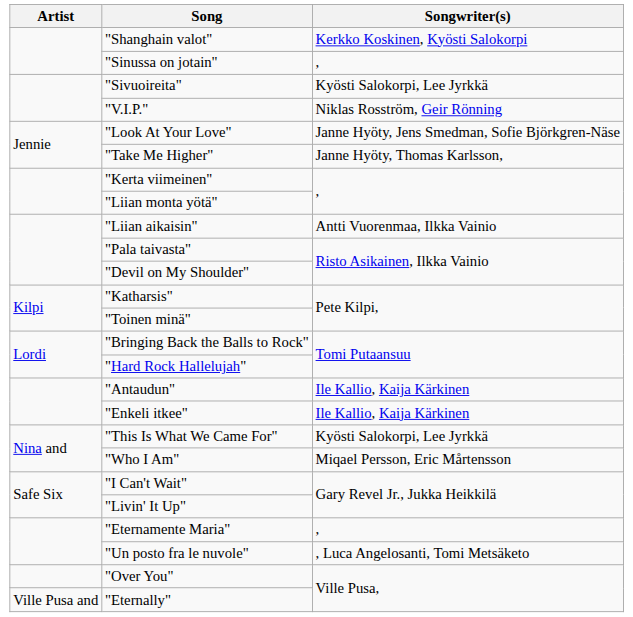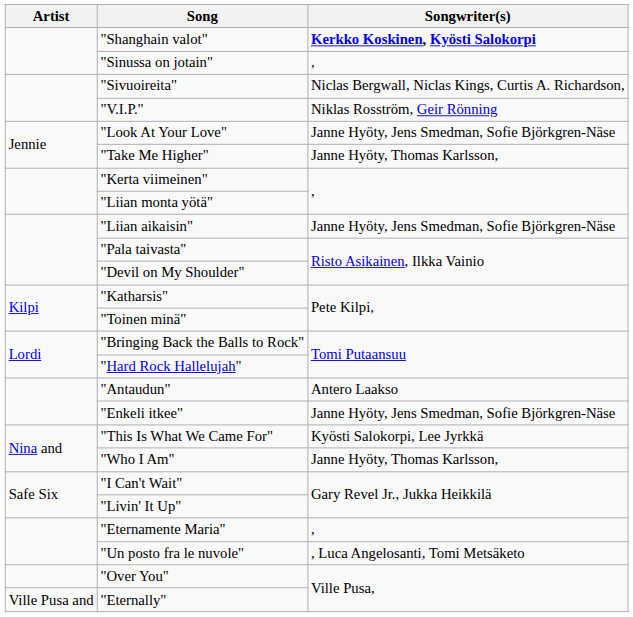(421, 39) normal -> (423, 39) bold
(402, 86) Kyösti Salokorpi, Lee Jyrkkä -> (468, 86) Niclas Bergwall, Niclas Kings, Curtis A. Richardson,
(406, 226) Antti Vuorenmaa, Ilkka Vainio -> (463, 226) Janne Hyöty, Jens Smedman, Sofie Björkgren-Näse
(392, 389) Ile Kallio, Kaija Kärkinen -> (354, 389) Antero Laakso
(392, 413) Ile Kallio, Kaija Kärkinen -> (463, 413) Janne Hyöty, Jens Smedman, Sofie Björkgren-Näse
(413, 459) Miqael Persson, Eric Mårtensson -> (405, 459) Janne Hyöty, Thomas Karlsson,
